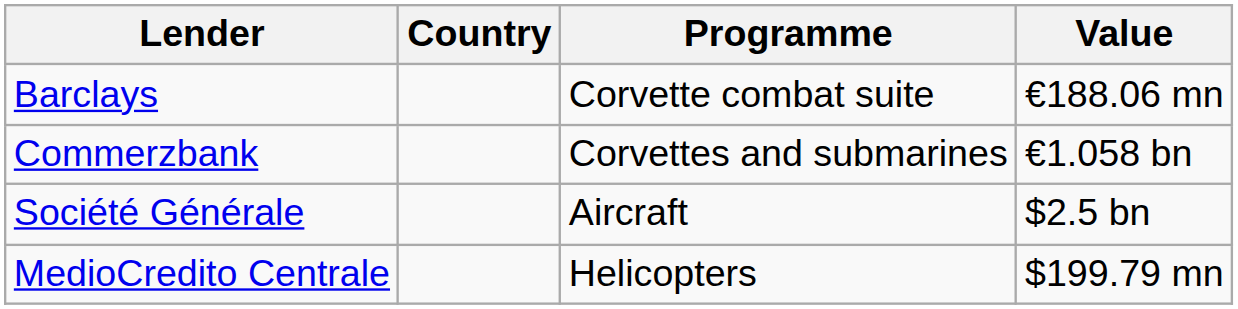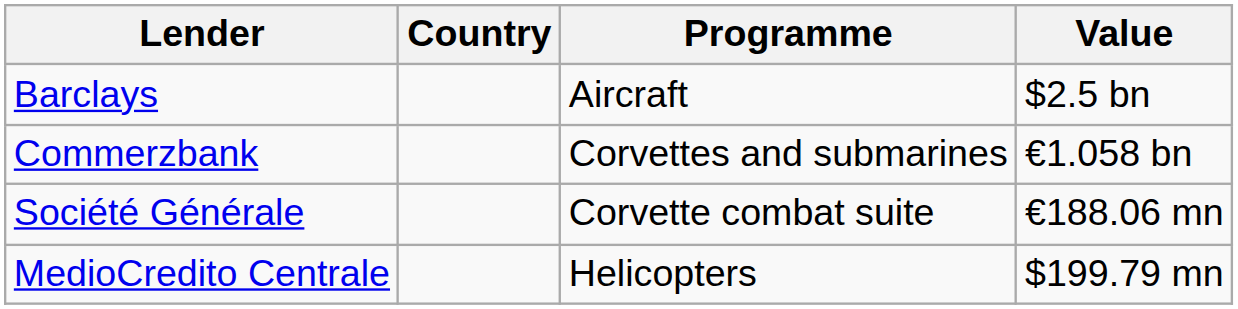(752, 93) Corvette combat suite -> (628, 93) Aircraft
(1124, 93) €188.06 mn -> (1088, 93) $2.5 bn
(628, 213) Aircraft -> (752, 213) Corvette combat suite
(1088, 213) $2.5 bn -> (1124, 213) €188.06 mn
